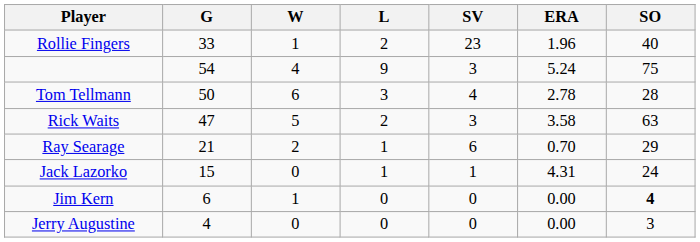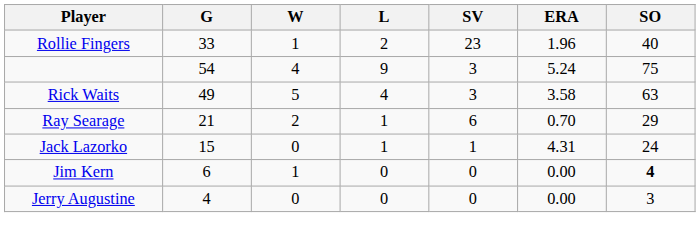- row: (83, 95)
(207, 120) 47 -> (207, 95) 49
(384, 120) 2 -> (384, 95) 4
